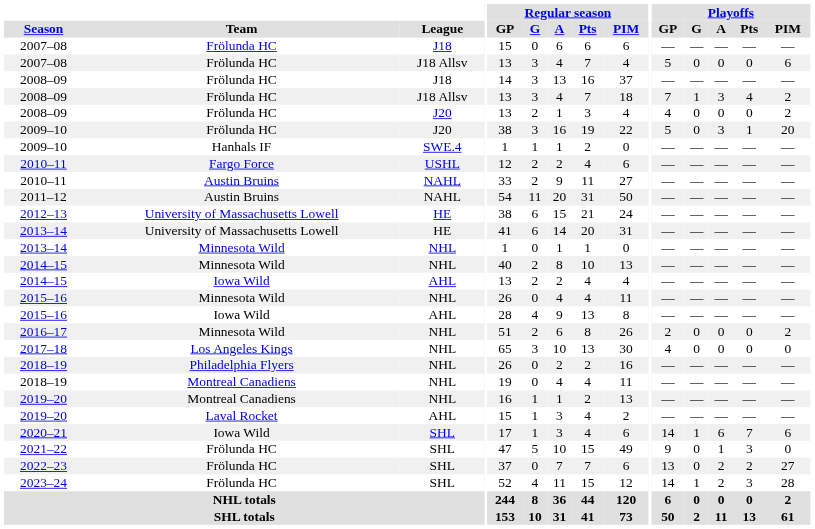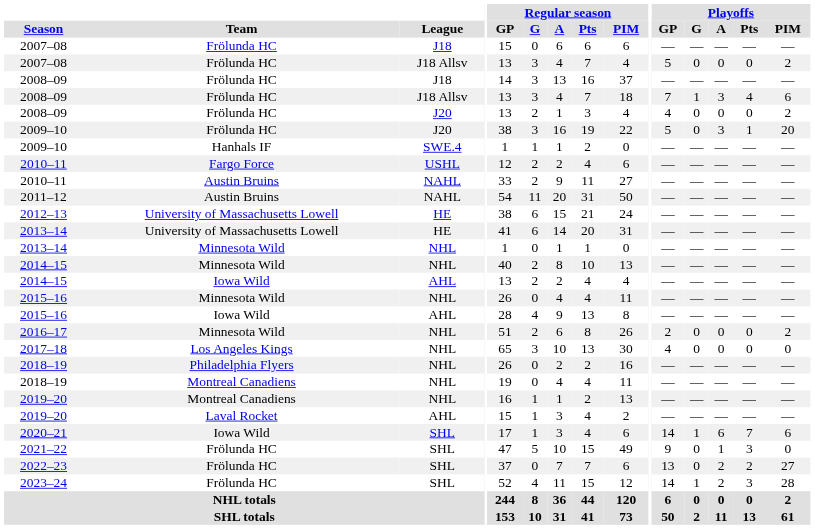(788, 62) 6 -> (788, 62) 2
(788, 96) 2 -> (788, 96) 6
